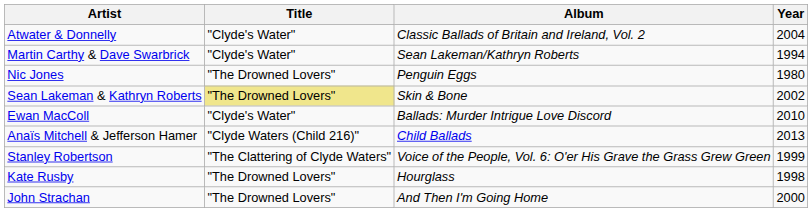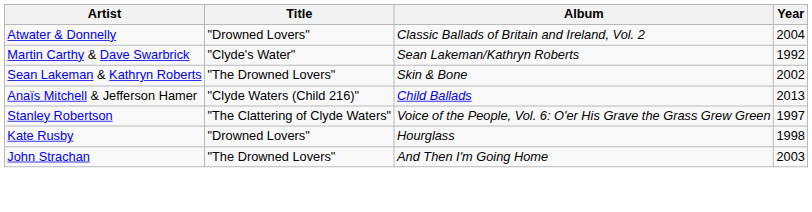(251, 34) "Clyde's Water" -> (259, 34) "Drowned Lovers"
(791, 55) 1994 -> (791, 55) 1992
- row: (35, 75)
(271, 95) khaki background -> (271, 75) no background
- row: (48, 116)
(791, 156) 1999 -> (791, 116) 1997
(271, 177) "The Drowned Lovers" -> (259, 136) "Drowned Lovers"
(791, 197) 2000 -> (791, 156) 2003
